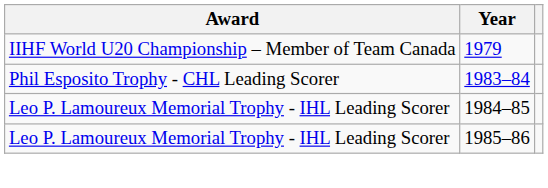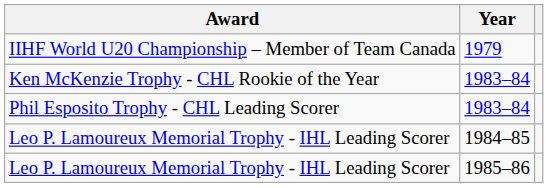+ row: (194, 78)
